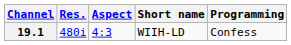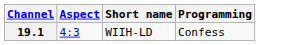- column: (73, 14)
